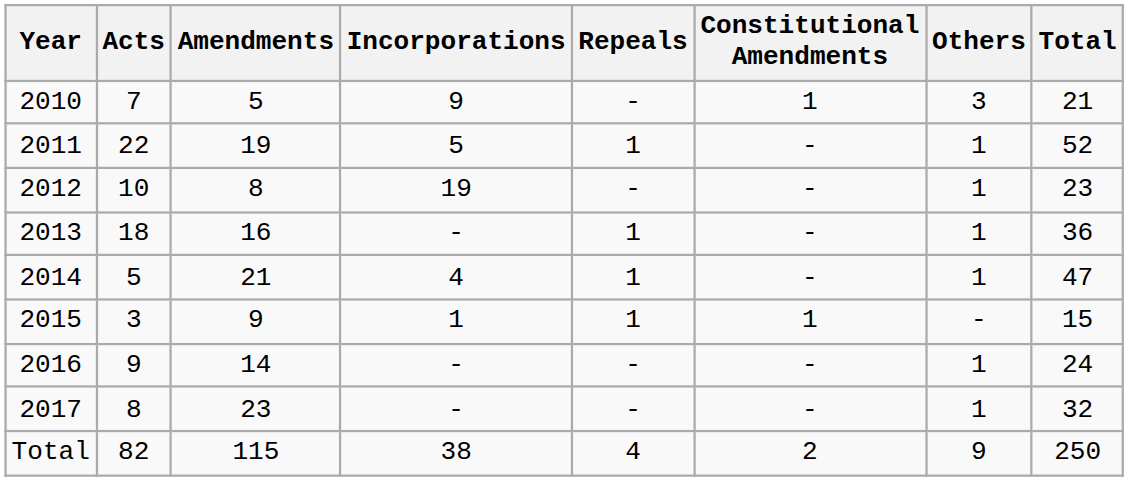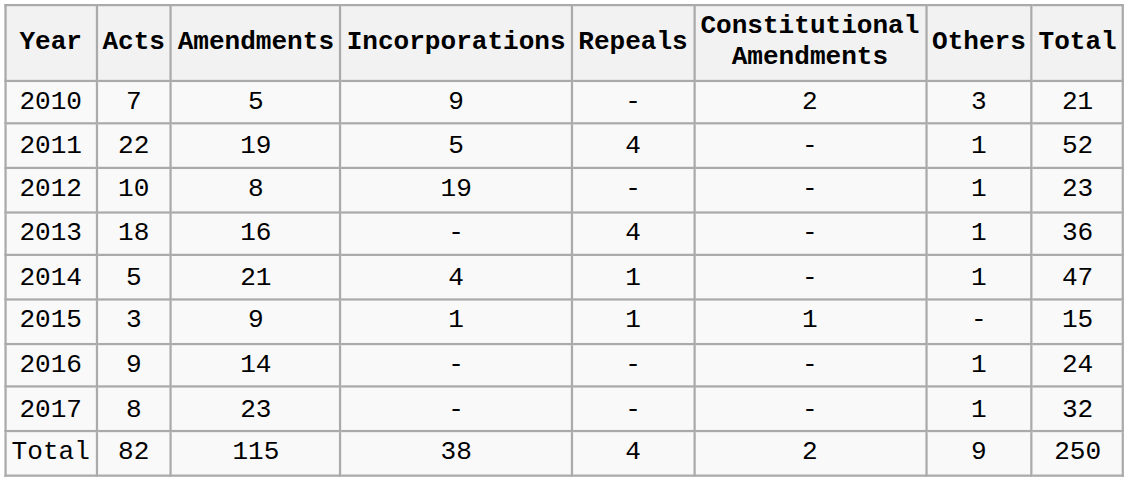(810, 102) 1 -> (810, 102) 2
(633, 146) 1 -> (633, 146) 4
(633, 234) 1 -> (633, 234) 4
